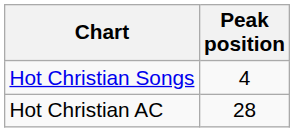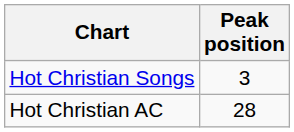(244, 77) 4 -> (244, 77) 3
